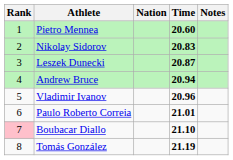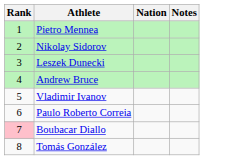- column: (183, 12)
